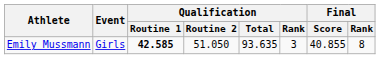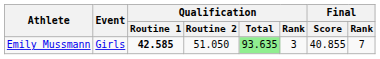(260, 45) no background -> (260, 45) lightgreen background
(362, 45) 8 -> (362, 45) 7
